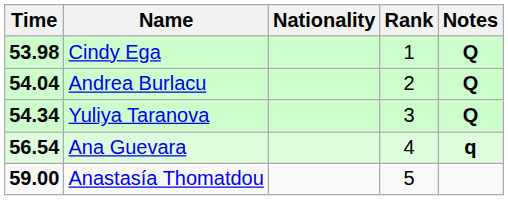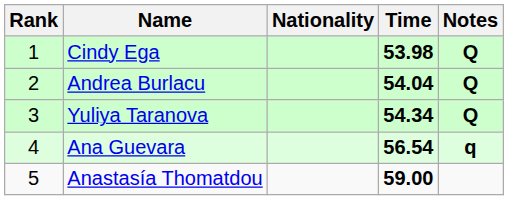columns swapped: (409, 20) <-> (34, 20)
